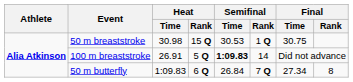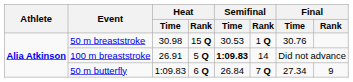(295, 41) 30.75 -> (295, 41) 30.76
(331, 70) 8 -> (331, 70) 9
